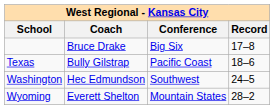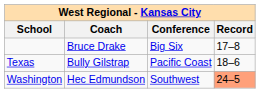(243, 79) no background -> (228, 79) lightsalmon background
- row: (29, 96)
